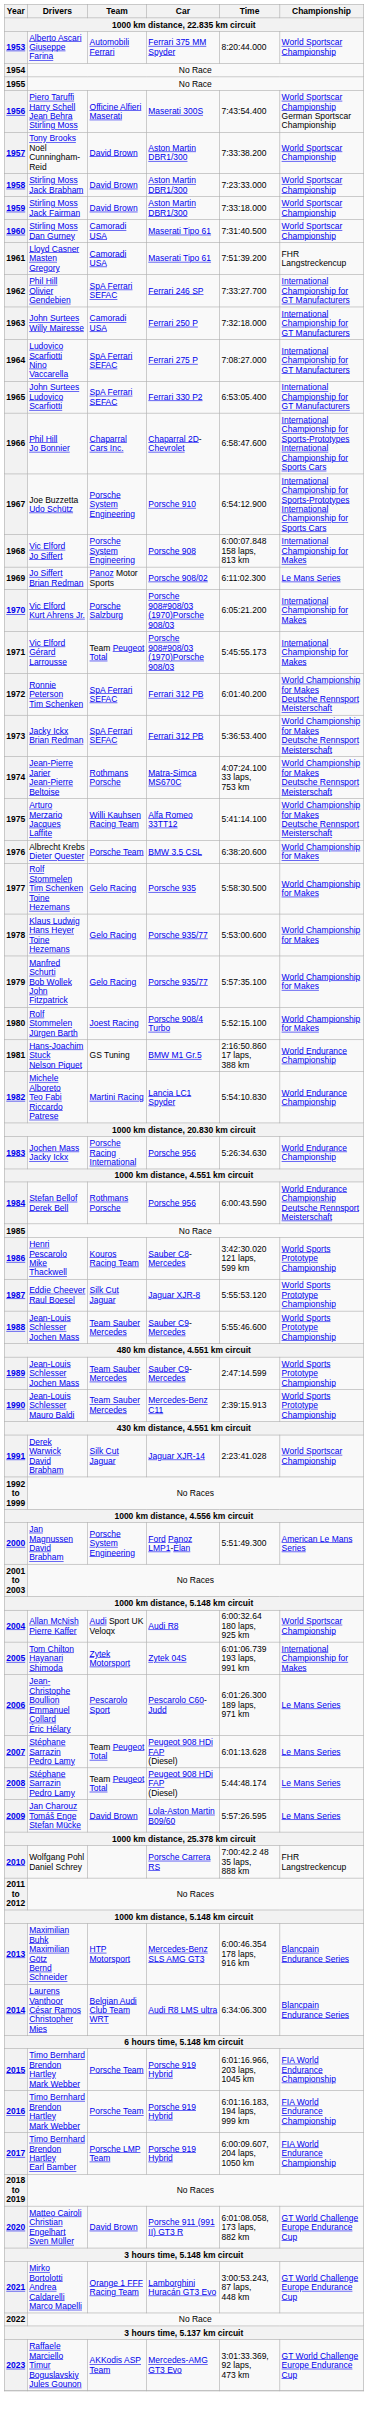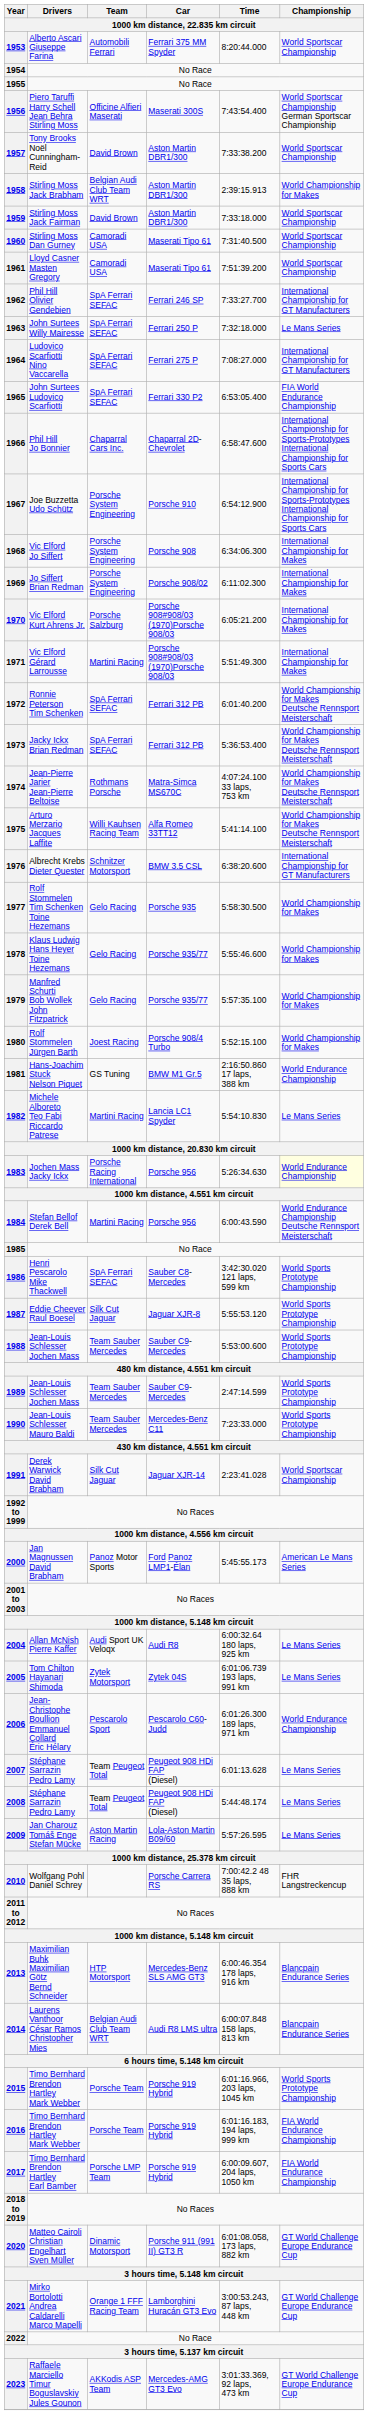(114, 186) David Brown -> (113, 190) Belgian Audi Club Team WRT
(244, 186) 7:23:33.000 -> (244, 190) 2:39:15.913
(312, 186) World Sportscar Championship -> (321, 190) World Championship for Makes
(314, 259) FHR Langstreckencup -> (312, 268) World Sportscar Championship
(108, 324) Camoradi USA -> (111, 328) SpA Ferrari SEFAC
(316, 324) International Championship for GT Manufacturers -> (311, 328) Le Mans Series
(316, 398) International Championship for GT Manufacturers -> (309, 398) FIA World Endurance Championship
(244, 551) 6:00:07.848 158 laps, 813 km -> (244, 551) 6:34:06.300
(114, 579) Panoz Motor Sports -> (112, 583) Porsche System Engineering
(311, 579) Le Mans Series -> (315, 583) International Championship for Makes
(117, 653) Team Peugeot Total -> (117, 662) Martini Racing
(244, 653) 5:45:55.173 -> (244, 662) 5:51:49.300
(117, 852) Porsche Team -> (110, 866) Schnitzer Motorsport
(321, 852) World Championship for Makes -> (316, 866) International Championship for GT Manufacturers
(244, 935) 5:53:00.600 -> (244, 954) 5:55:46.600
(314, 1098) World Endurance Championship -> (311, 1117) Le Mans Series
(314, 1153) no background -> (314, 1172) lightyellow background
(109, 1203) Rothmans Porsche -> (117, 1222) Martini Racing
(114, 1259) Kouros Racing Team -> (111, 1277) SpA Ferrari SEFAC
(244, 1328) 5:55:46.600 -> (244, 1347) 5:53:00.600
(244, 1406) 2:39:15.913 -> (244, 1425) 7:23:33.000
(112, 1544) Porsche System Engineering -> (114, 1563) Panoz Motor Sports
(244, 1544) 5:51:49.300 -> (244, 1563) 5:45:55.173
(312, 1627) World Sportscar Championship -> (311, 1645) Le Mans Series
(315, 1659) International Championship for Makes -> (311, 1678) Le Mans Series
(311, 1705) Le Mans Series -> (314, 1724) World Endurance Championship
(114, 1816) David Brown -> (113, 1835) Aston Martin Racing
(244, 2010) 6:34:06.300 -> (244, 2029) 6:00:07.848 158 laps, 813 km
(309, 2070) FIA World Endurance Championship -> (309, 2089) World Sports Prototype Championship
(114, 2228) David Brown -> (110, 2246) Dinamic Motorsport
